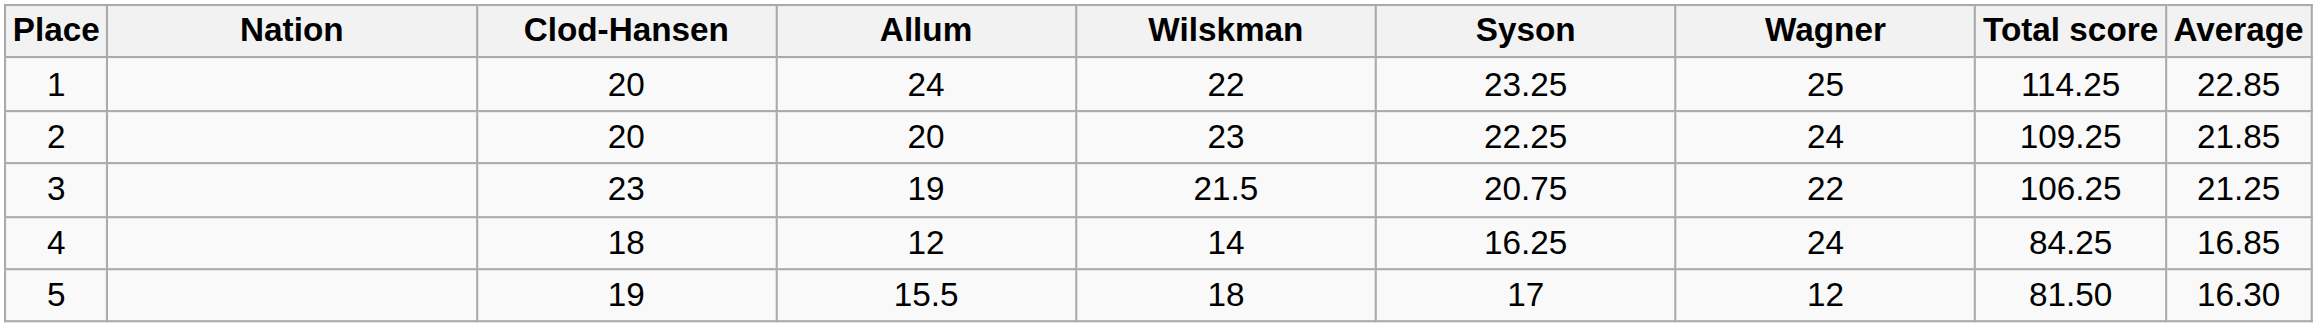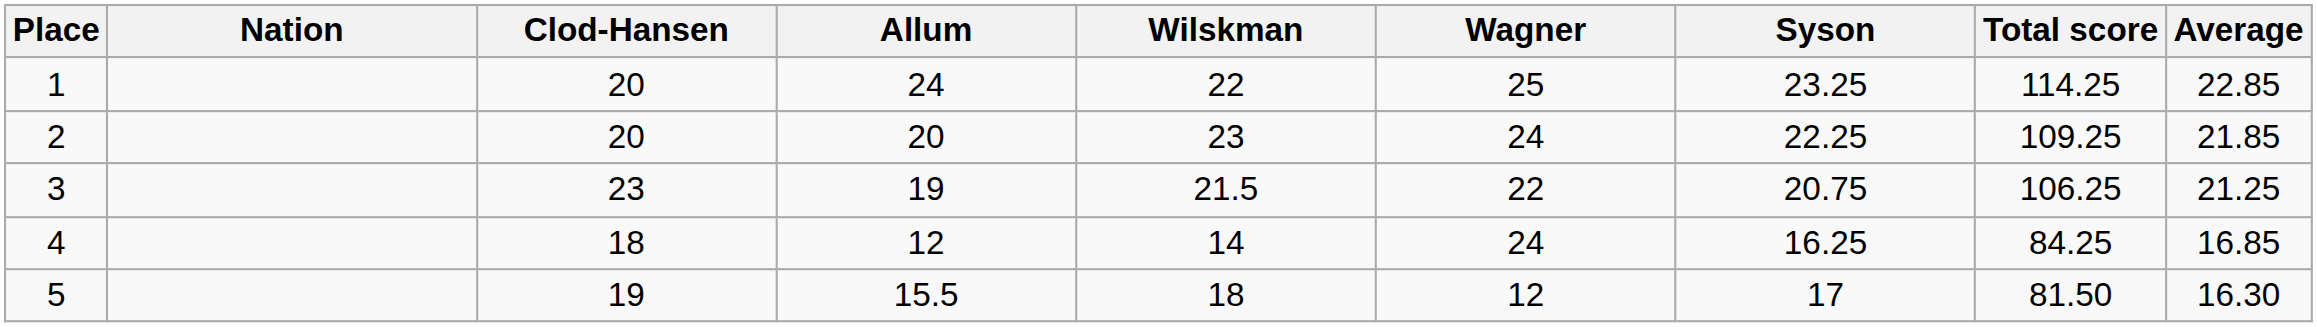columns swapped: (1526, 30) <-> (1826, 30)
